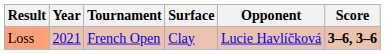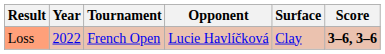columns swapped: (191, 15) <-> (271, 15)
(67, 37) 2021 -> (67, 37) 2022
